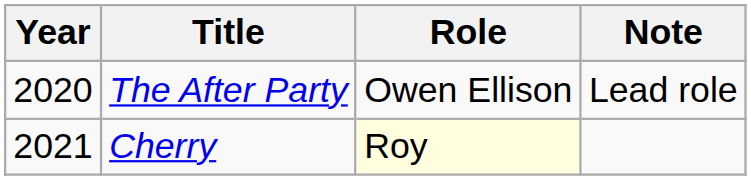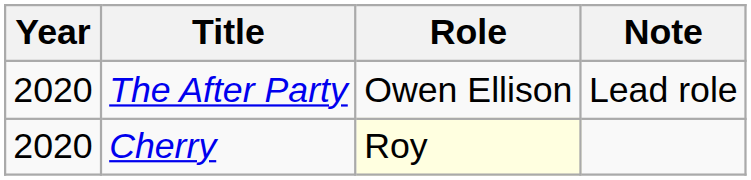(53, 145) 2021 -> (53, 145) 2020
